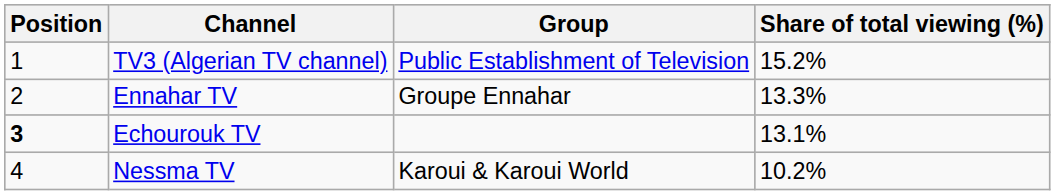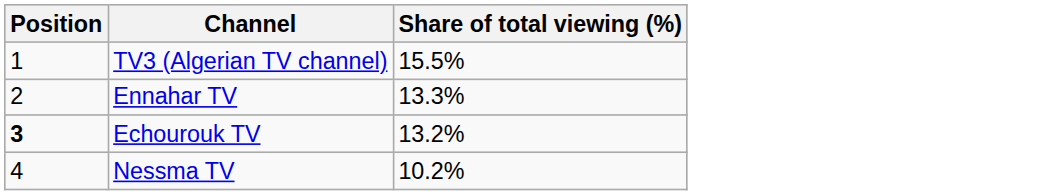- column: (574, 24)
(793, 60) 15.2% -> (431, 60) 15.5%
(793, 134) 13.1% -> (431, 134) 13.2%
